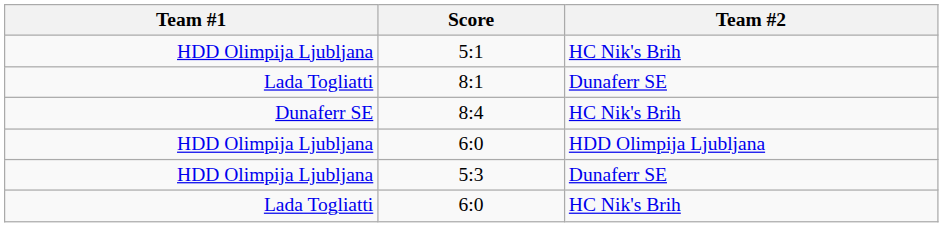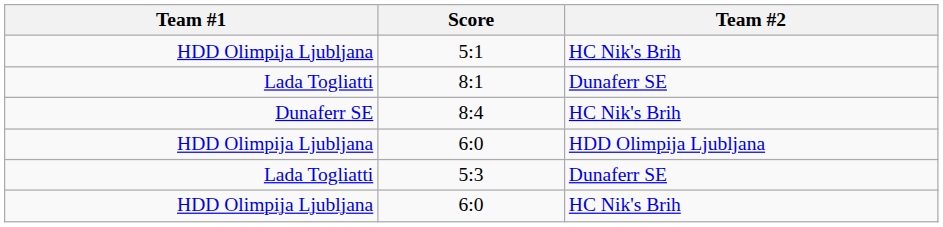(275, 174) HDD Olimpija Ljubljana -> (319, 174) Lada Togliatti
(319, 205) Lada Togliatti -> (275, 205) HDD Olimpija Ljubljana
